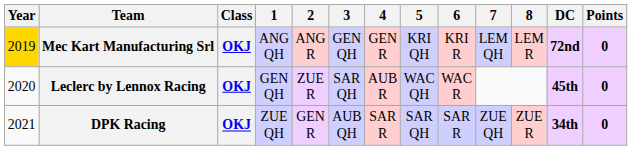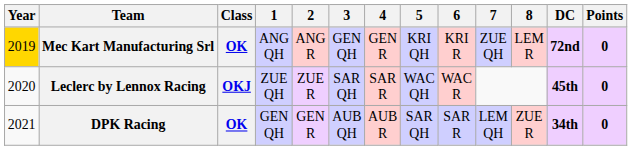(237, 46) OKJ -> (237, 46) OK
(493, 46) LEM QH -> (493, 46) ZUE QH
(274, 85) GEN QH -> (274, 85) ZUE QH
(383, 85) AUB R -> (383, 85) SAR R
(237, 124) OKJ -> (237, 124) OK
(274, 124) ZUE QH -> (274, 124) GEN QH
(383, 124) SAR R -> (383, 124) AUB R
(493, 124) ZUE QH -> (493, 124) LEM QH
